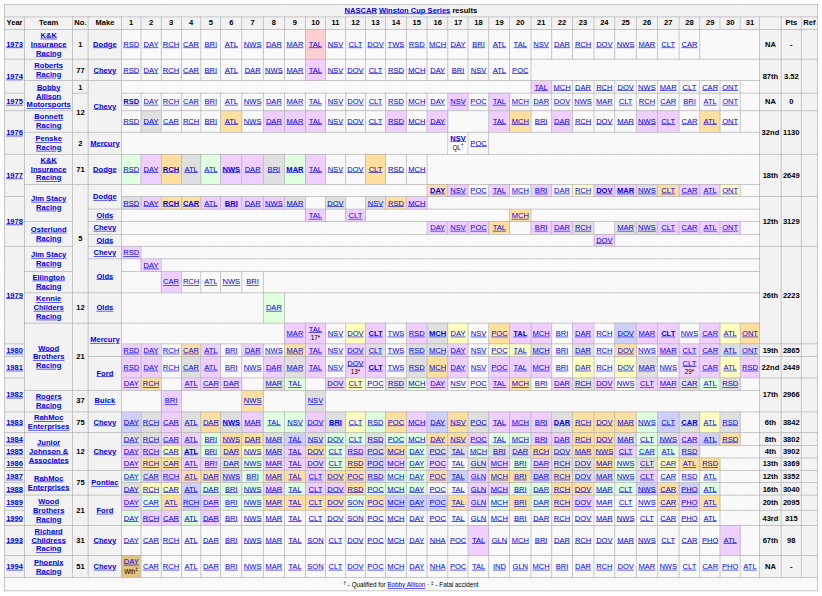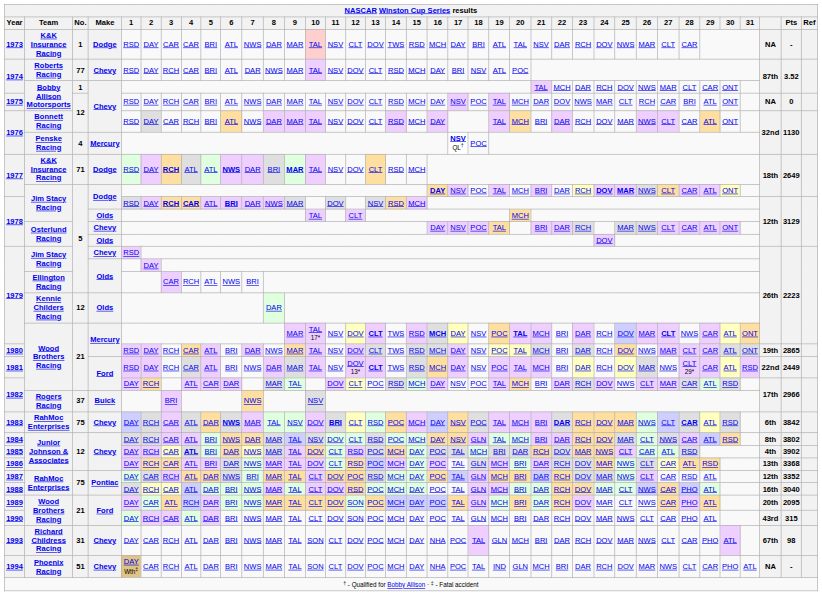(171, 44) RCH -> (171, 44) CAR
(131, 102) bold -> (131, 102) normal
(80, 143) 2 -> (80, 143) 4
(479, 439) POC -> (479, 439) GLN
(791, 464) 3369 -> (791, 464) 3368
